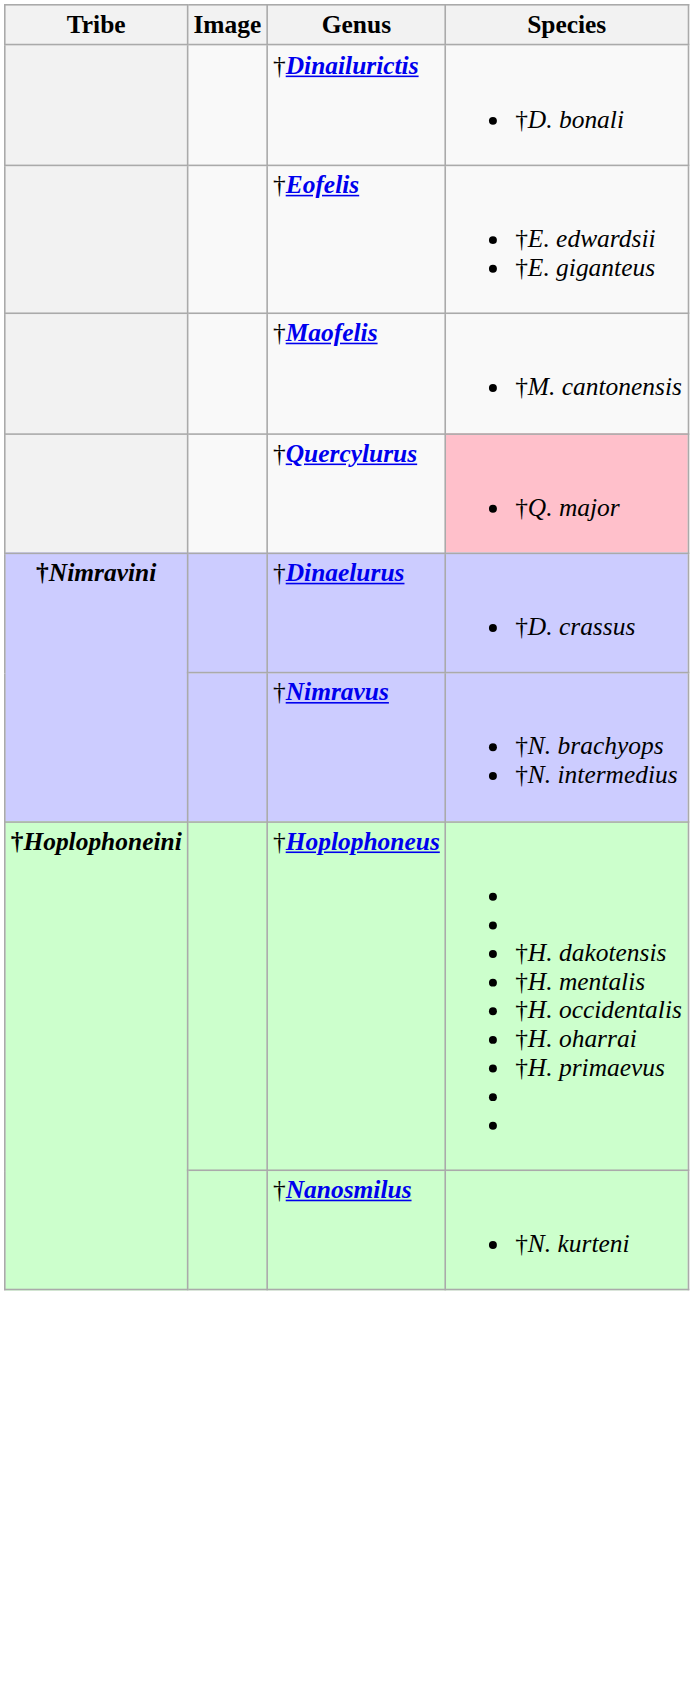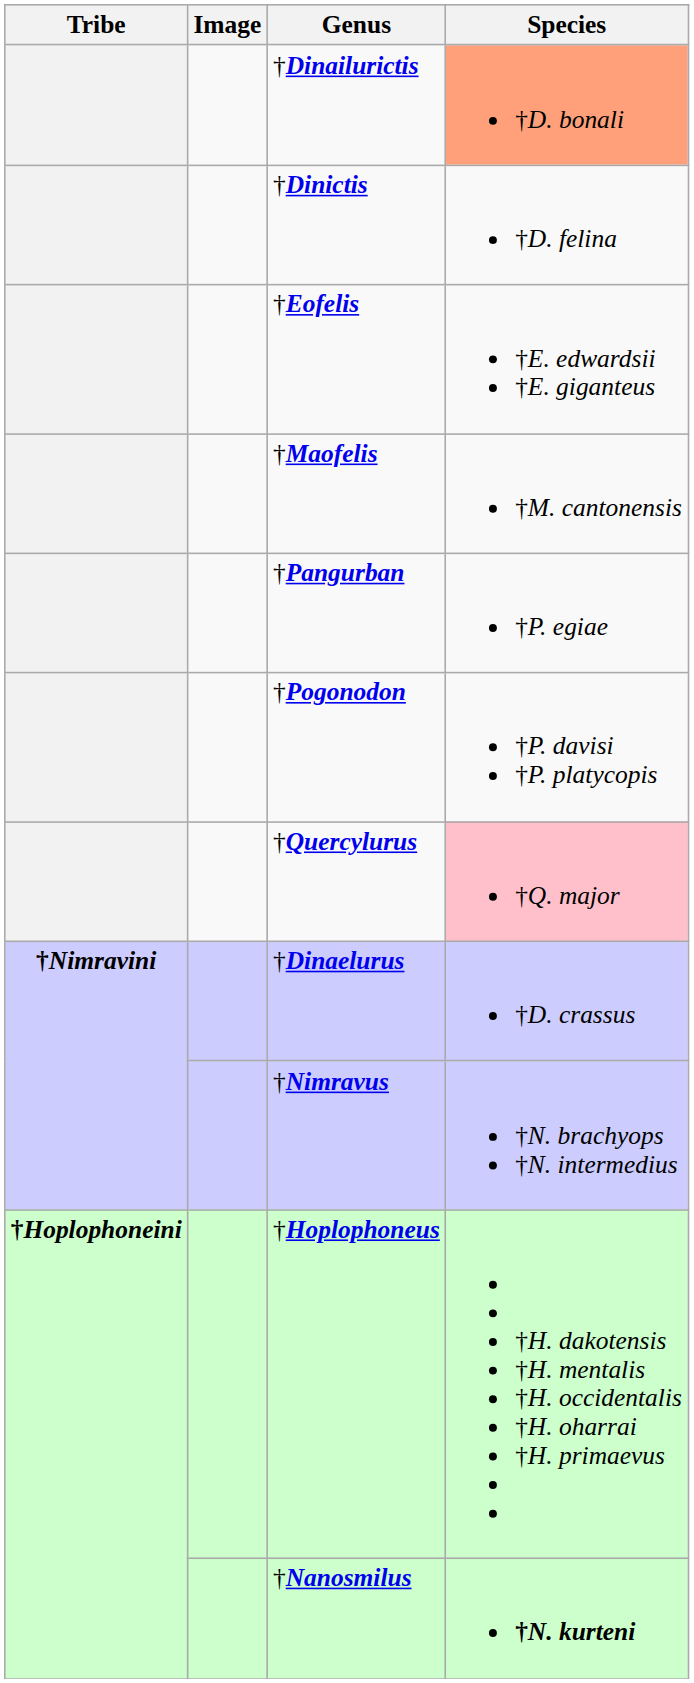(567, 119) no background -> (567, 119) lightsalmon background
+ row: (320, 184)
+ row: (339, 573)
+ row: (339, 692)
(567, 1244) normal -> (567, 1633) bold
